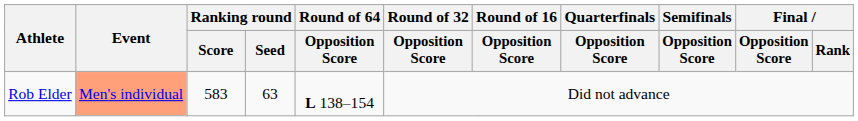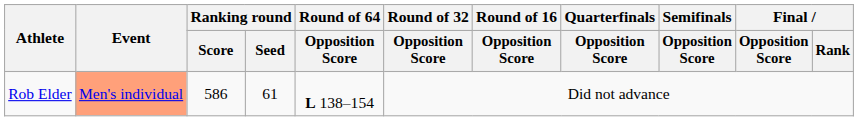(216, 94) 583 -> (216, 94) 586
(270, 94) 63 -> (270, 94) 61
